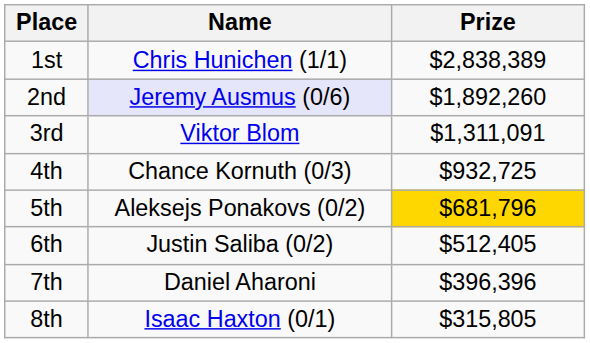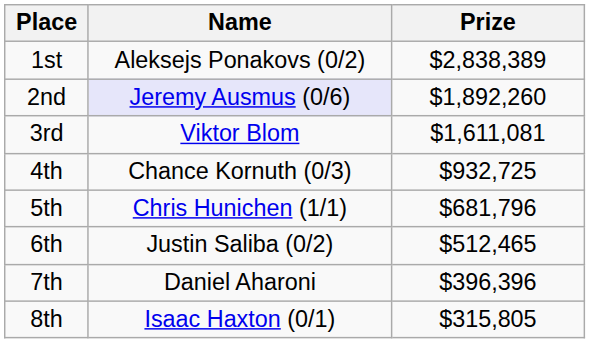(240, 60) Chris Hunichen (1/1) -> (240, 60) Aleksejs Ponakovs (0/2)
(488, 134) $1,311,091 -> (488, 134) $1,611,081
(240, 208) Aleksejs Ponakovs (0/2) -> (240, 208) Chris Hunichen (1/1)
(488, 208) gold background -> (488, 208) no background
(488, 245) $512,405 -> (488, 245) $512,465
